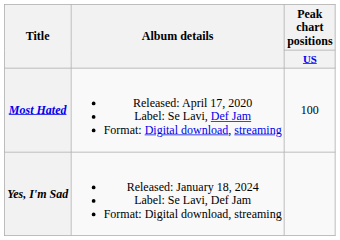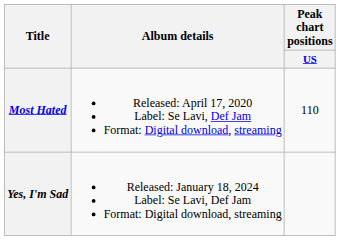(310, 110) 100 -> (310, 110) 110
